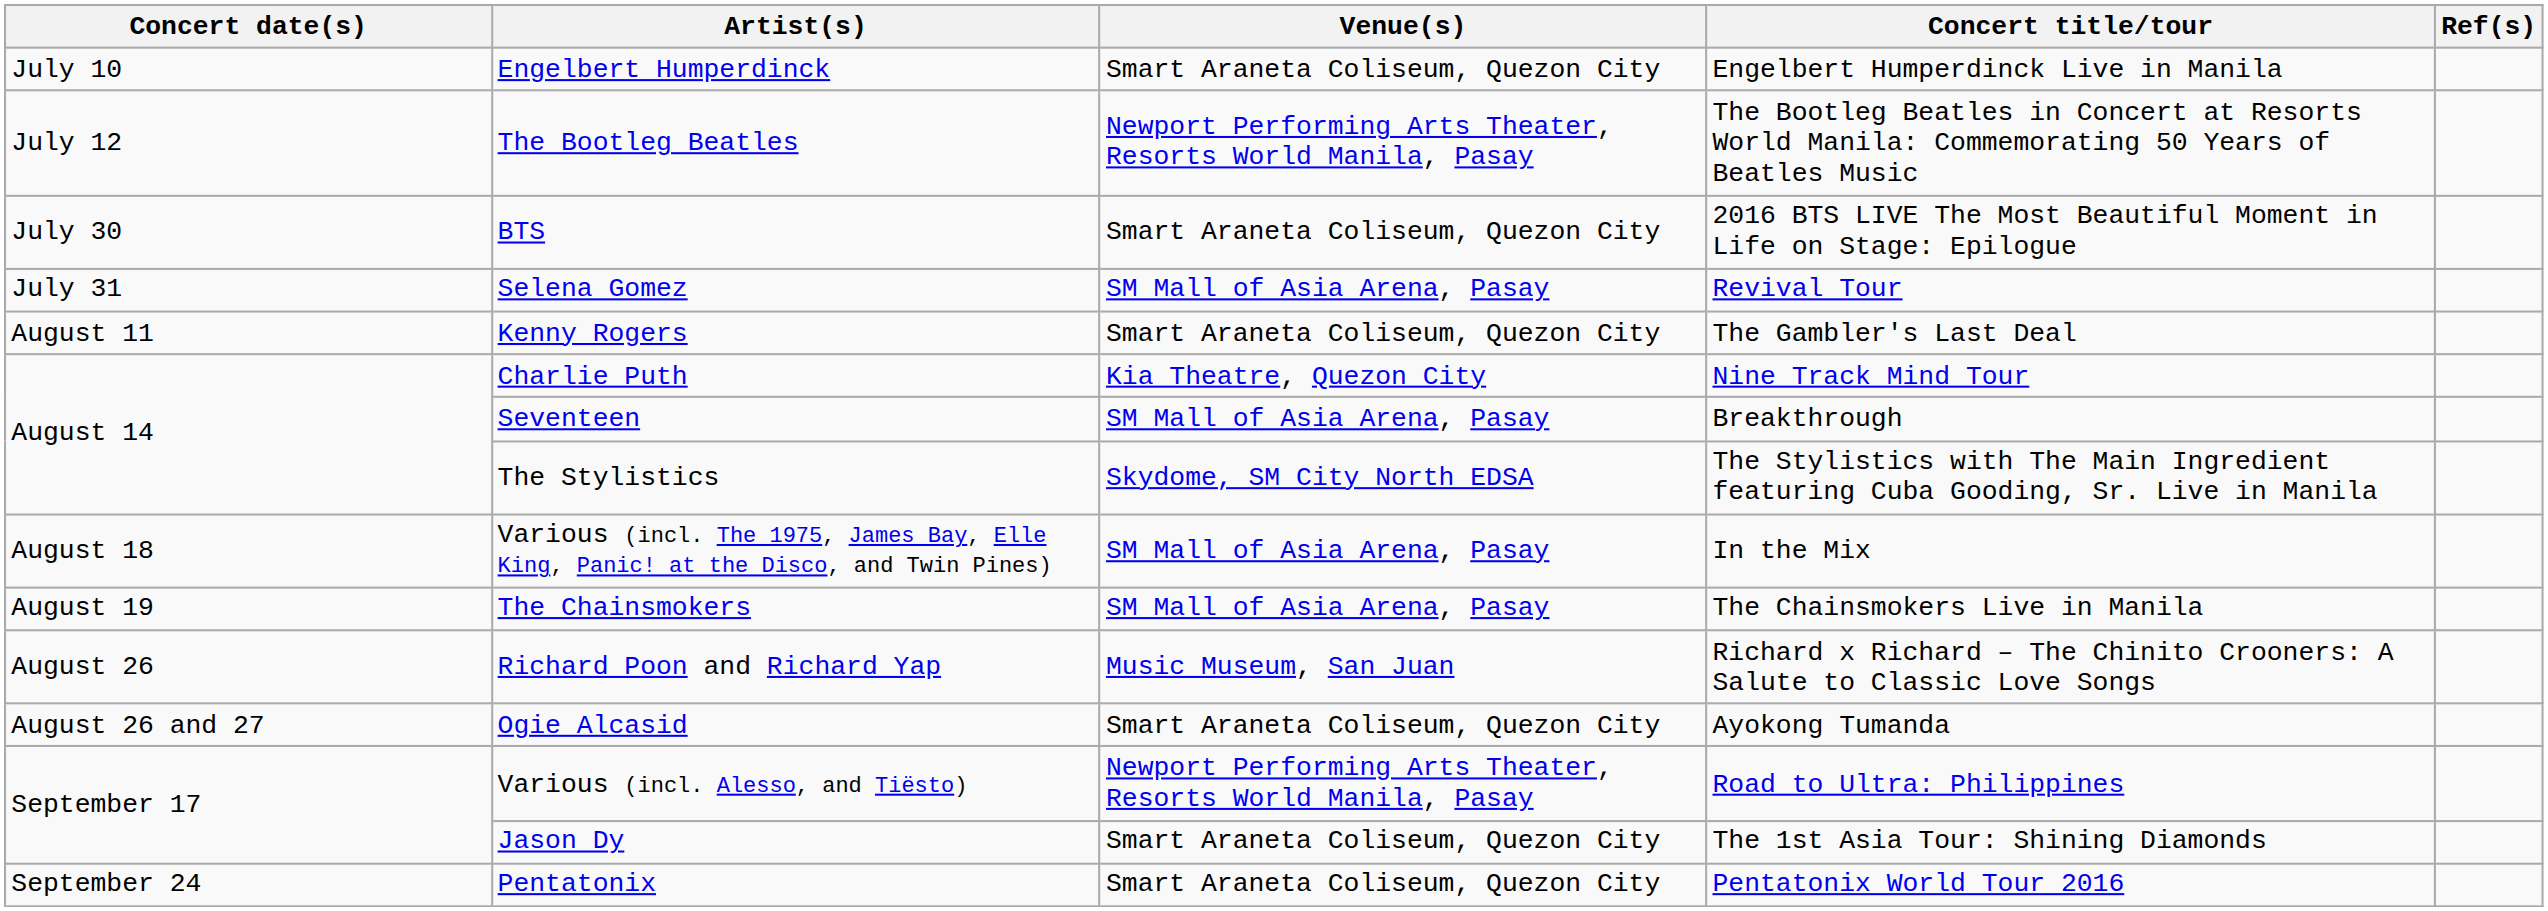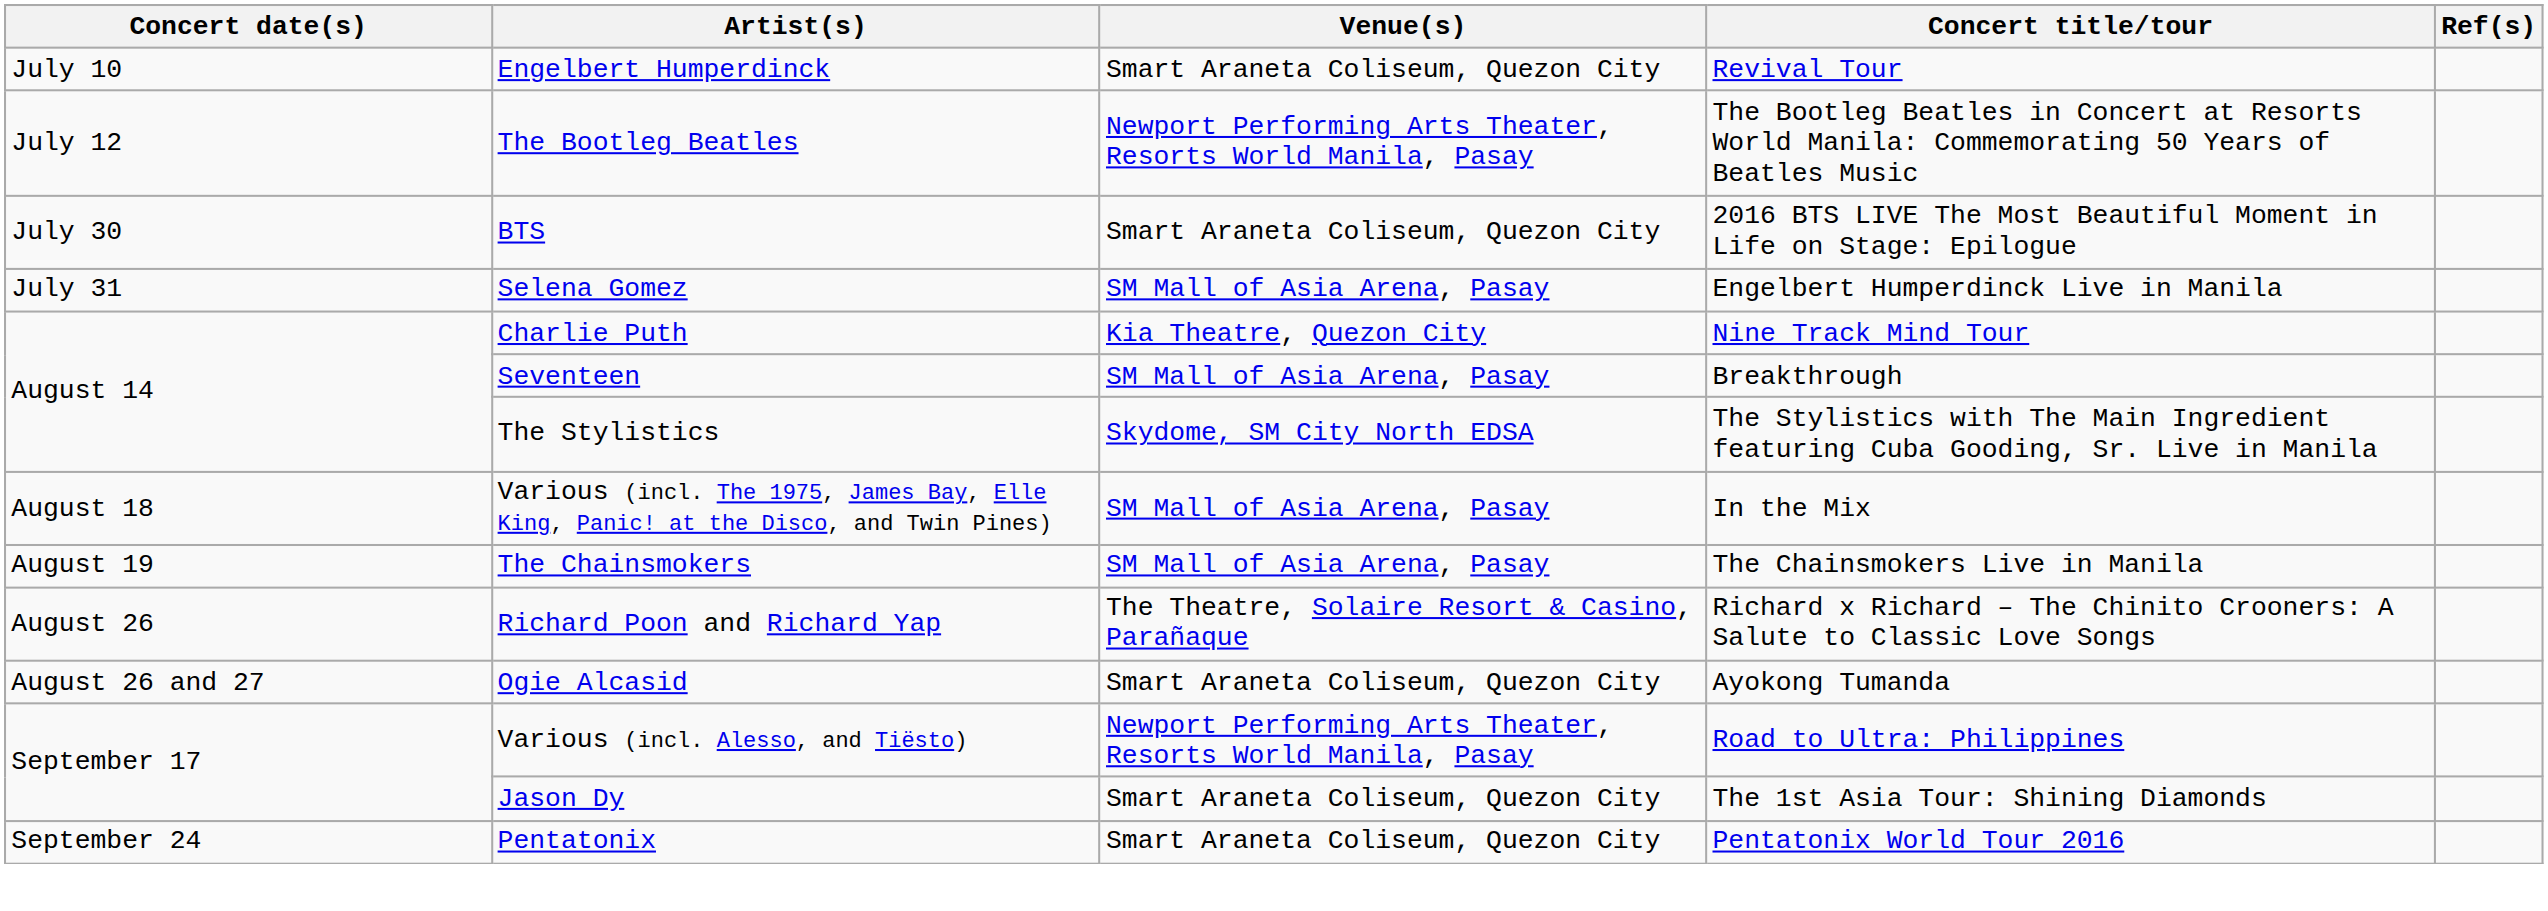(1998, 70) Engelbert Humperdinck Live in Manila -> (1808, 70) Revival Tour
(1808, 290) Revival Tour -> (1998, 290) Engelbert Humperdinck Live in Manila
- row: (593, 333)
(1280, 667) Music Museum, San Juan -> (1399, 624) The Theatre, Solaire Resort & Casino, Parañaque
